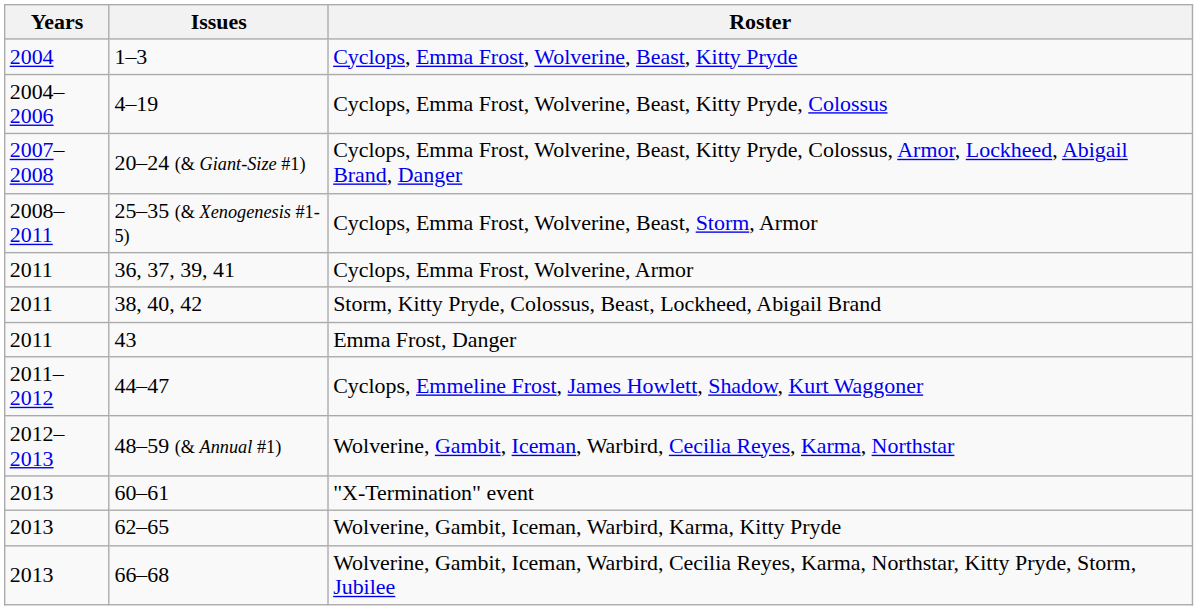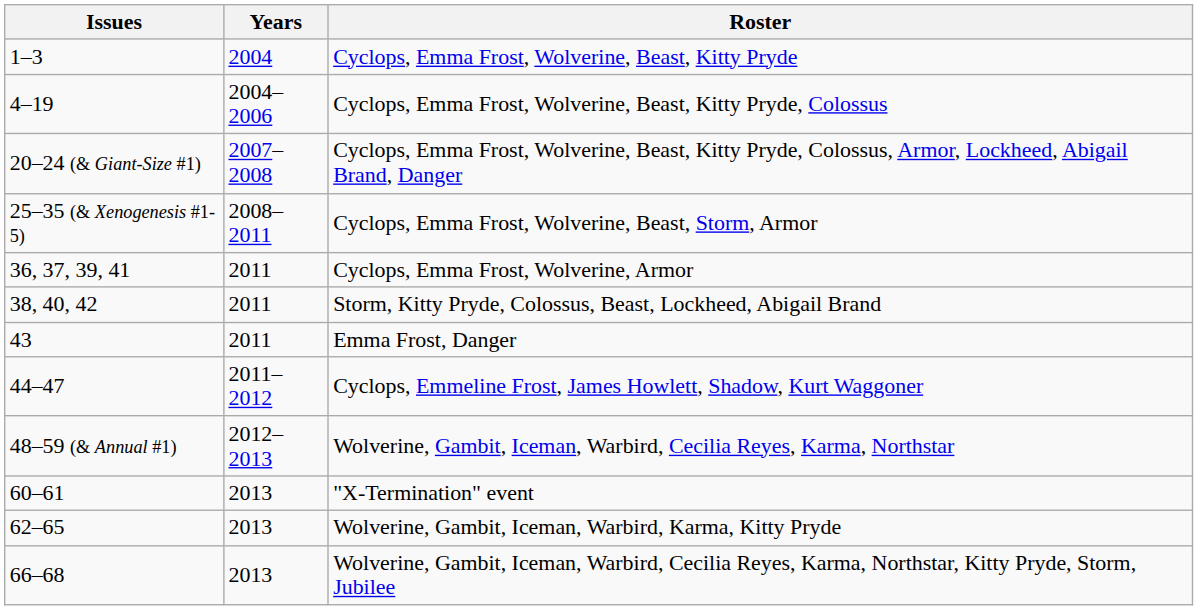columns swapped: (219, 21) <-> (57, 21)
